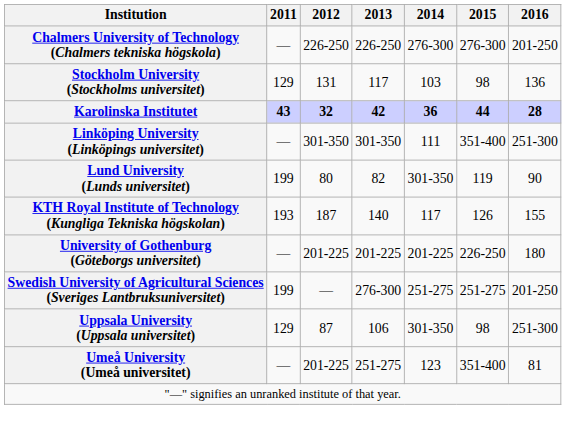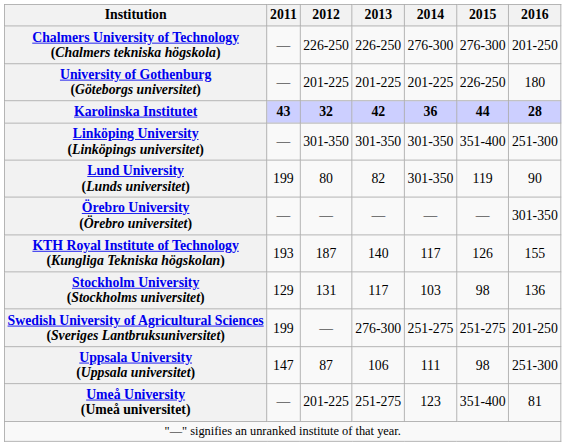rows swapped: (136, 253) <-> (136, 82)
(430, 141) 111 -> (430, 141) 301-350
+ row: (136, 216)
(283, 327) 129 -> (283, 365) 147
(430, 327) 301-350 -> (430, 365) 111
